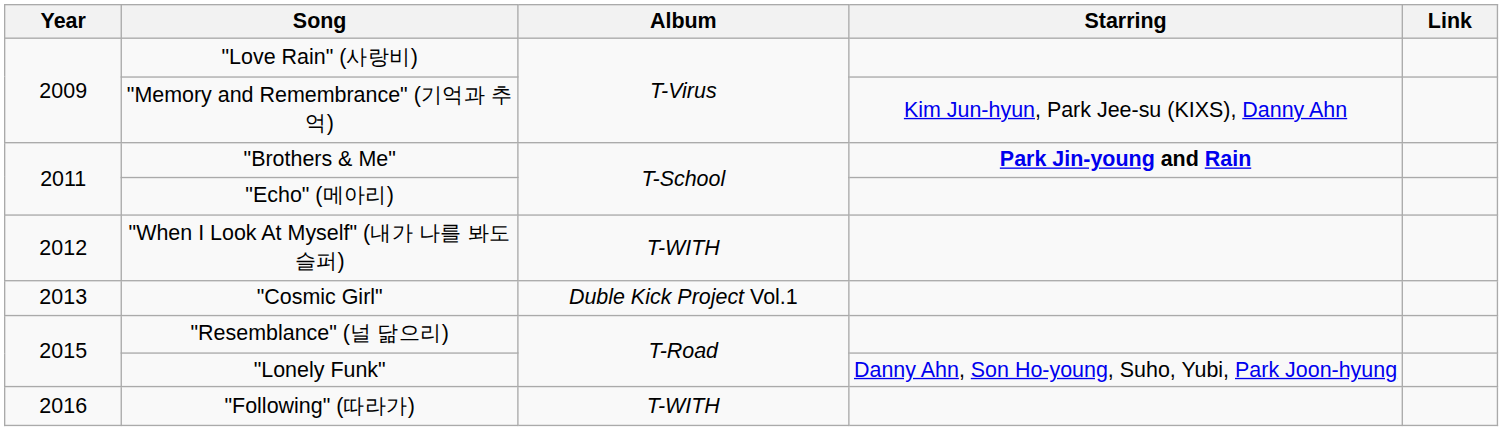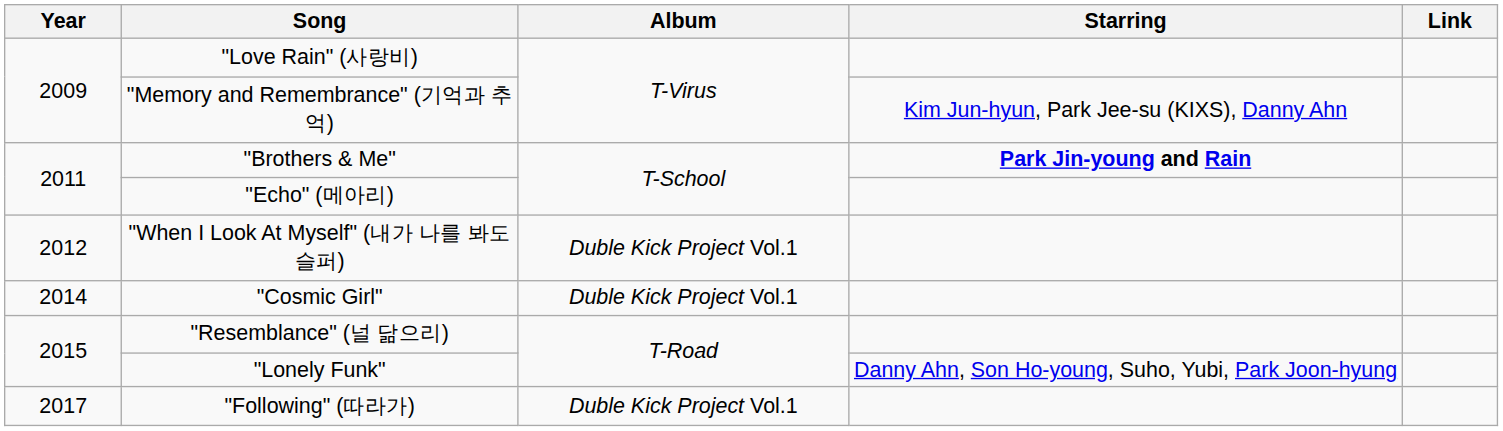(683, 247) T-WITH -> (683, 247) Duble Kick Project Vol.1
(63, 297) 2013 -> (63, 297) 2014
(63, 405) 2016 -> (63, 405) 2017
(683, 405) T-WITH -> (683, 405) Duble Kick Project Vol.1
